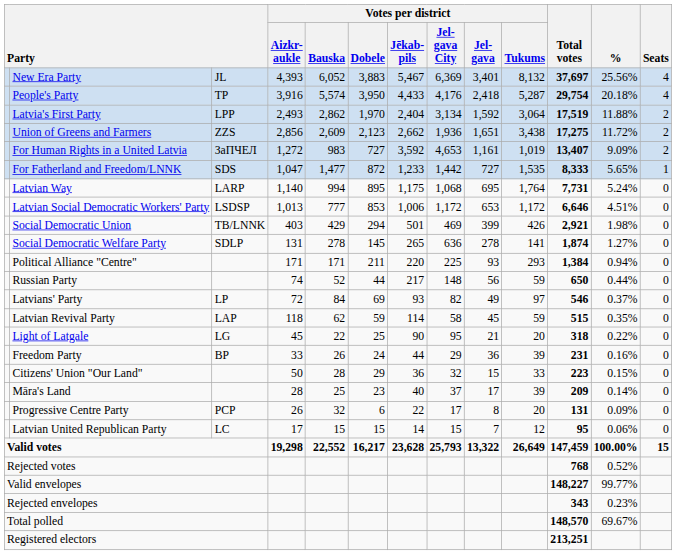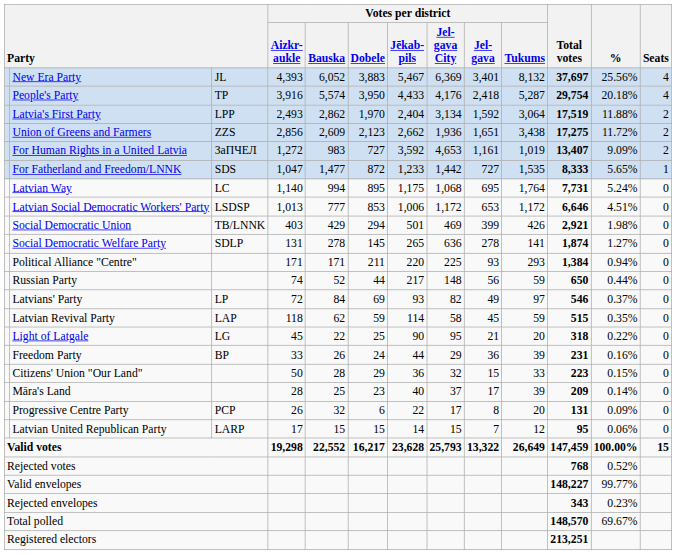(230, 188) LARP -> (222, 188) LC
(222, 429) LC -> (230, 429) LARP
